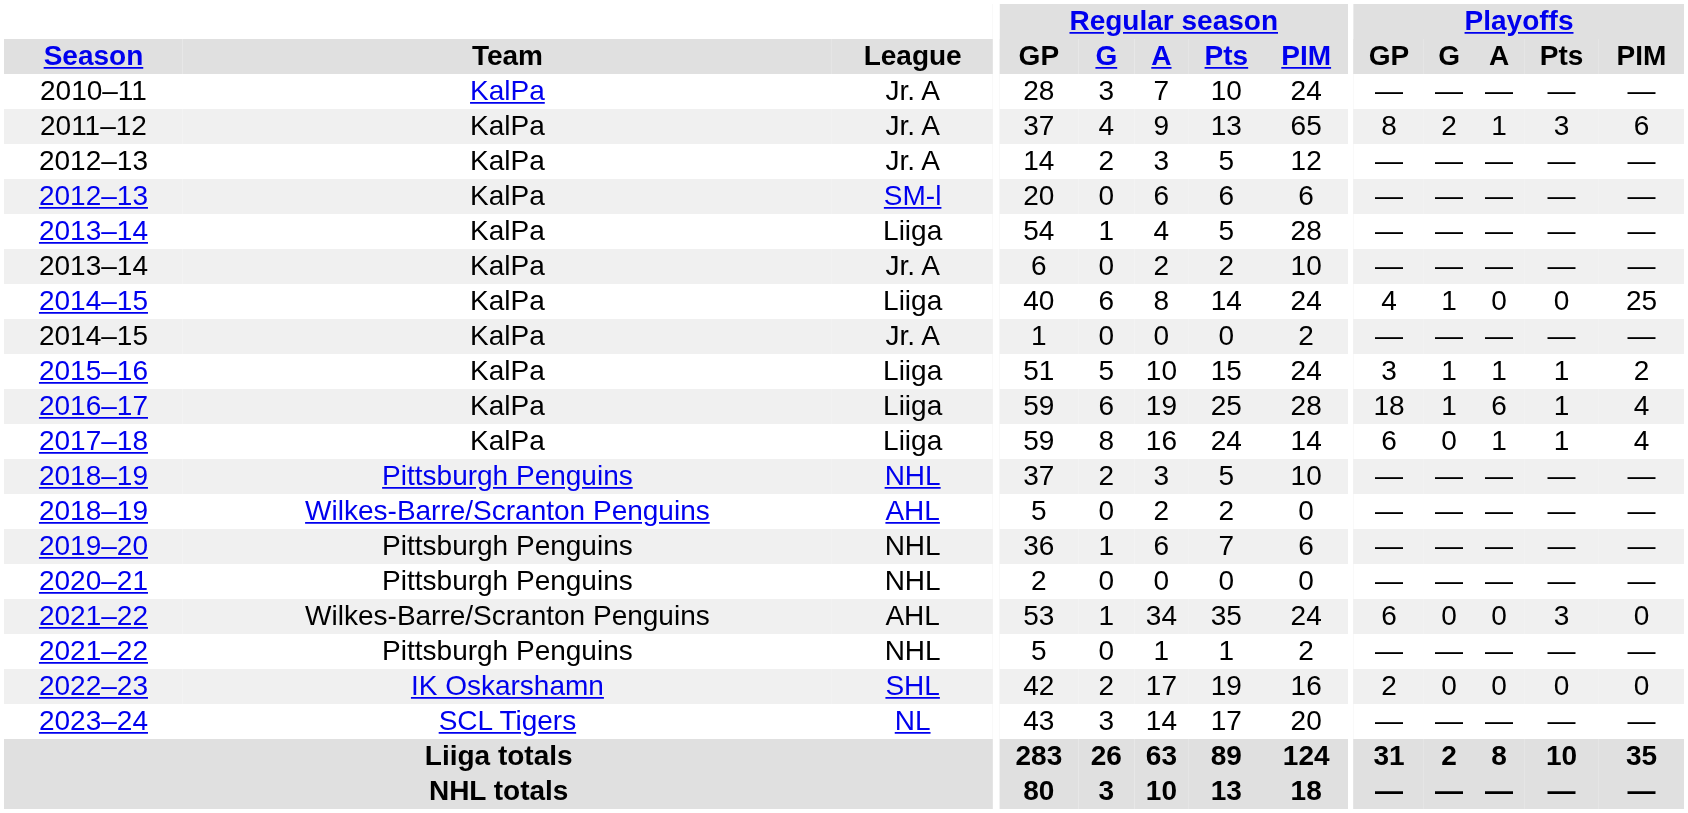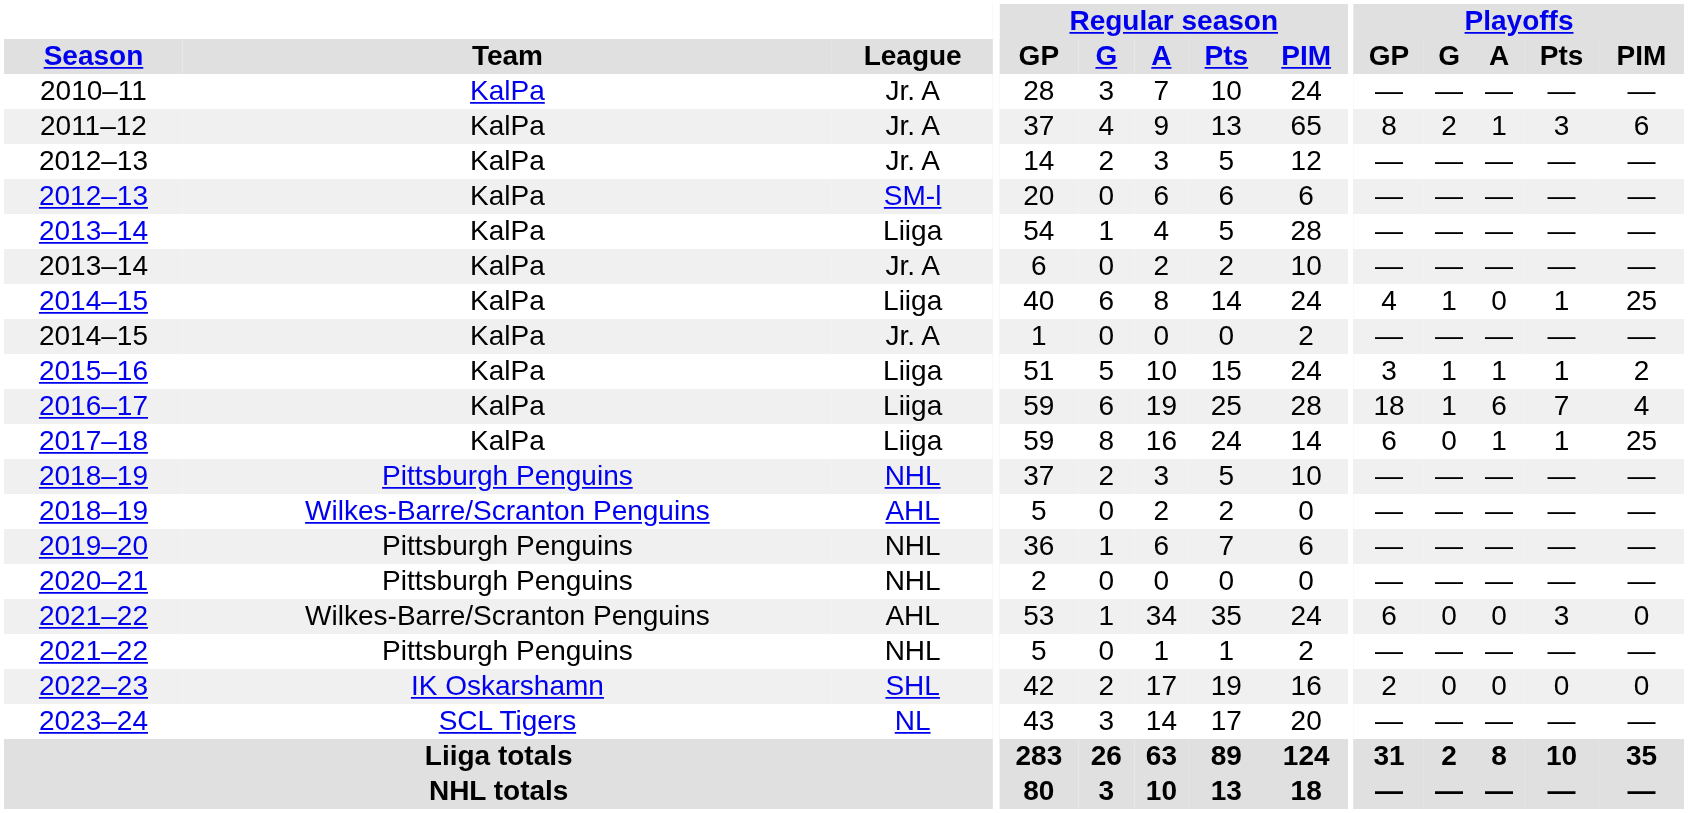(1562, 301) 0 -> (1562, 301) 1
(1562, 406) 1 -> (1562, 406) 7
(1642, 441) 4 -> (1641, 441) 25
